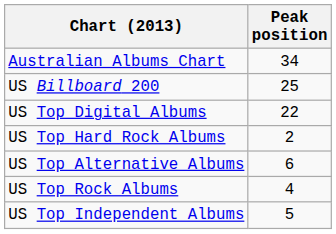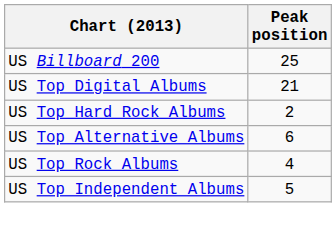- row: (117, 61)
(290, 112) 22 -> (290, 87) 21
